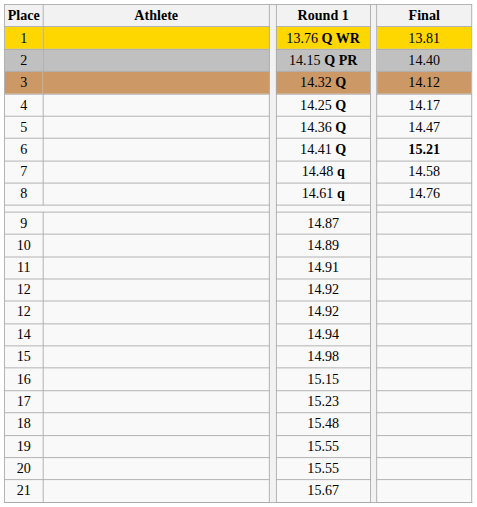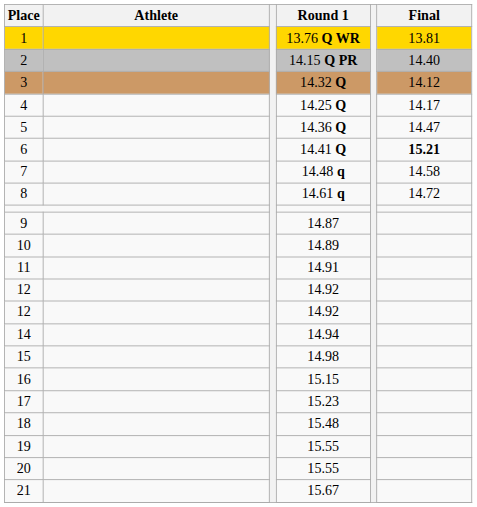(424, 194) 14.76 -> (424, 194) 14.72
